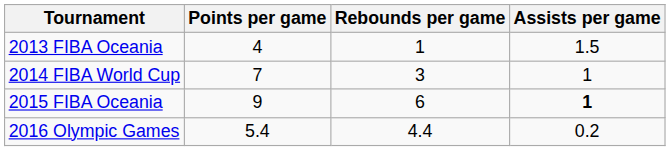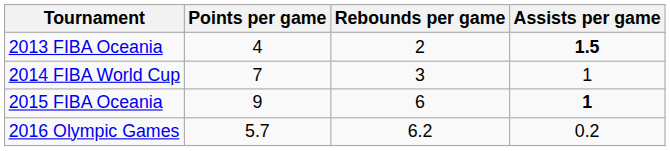(420, 46) 1 -> (420, 46) 2
(587, 46) normal -> (587, 46) bold
(257, 131) 5.4 -> (257, 131) 5.7
(420, 131) 4.4 -> (420, 131) 6.2
